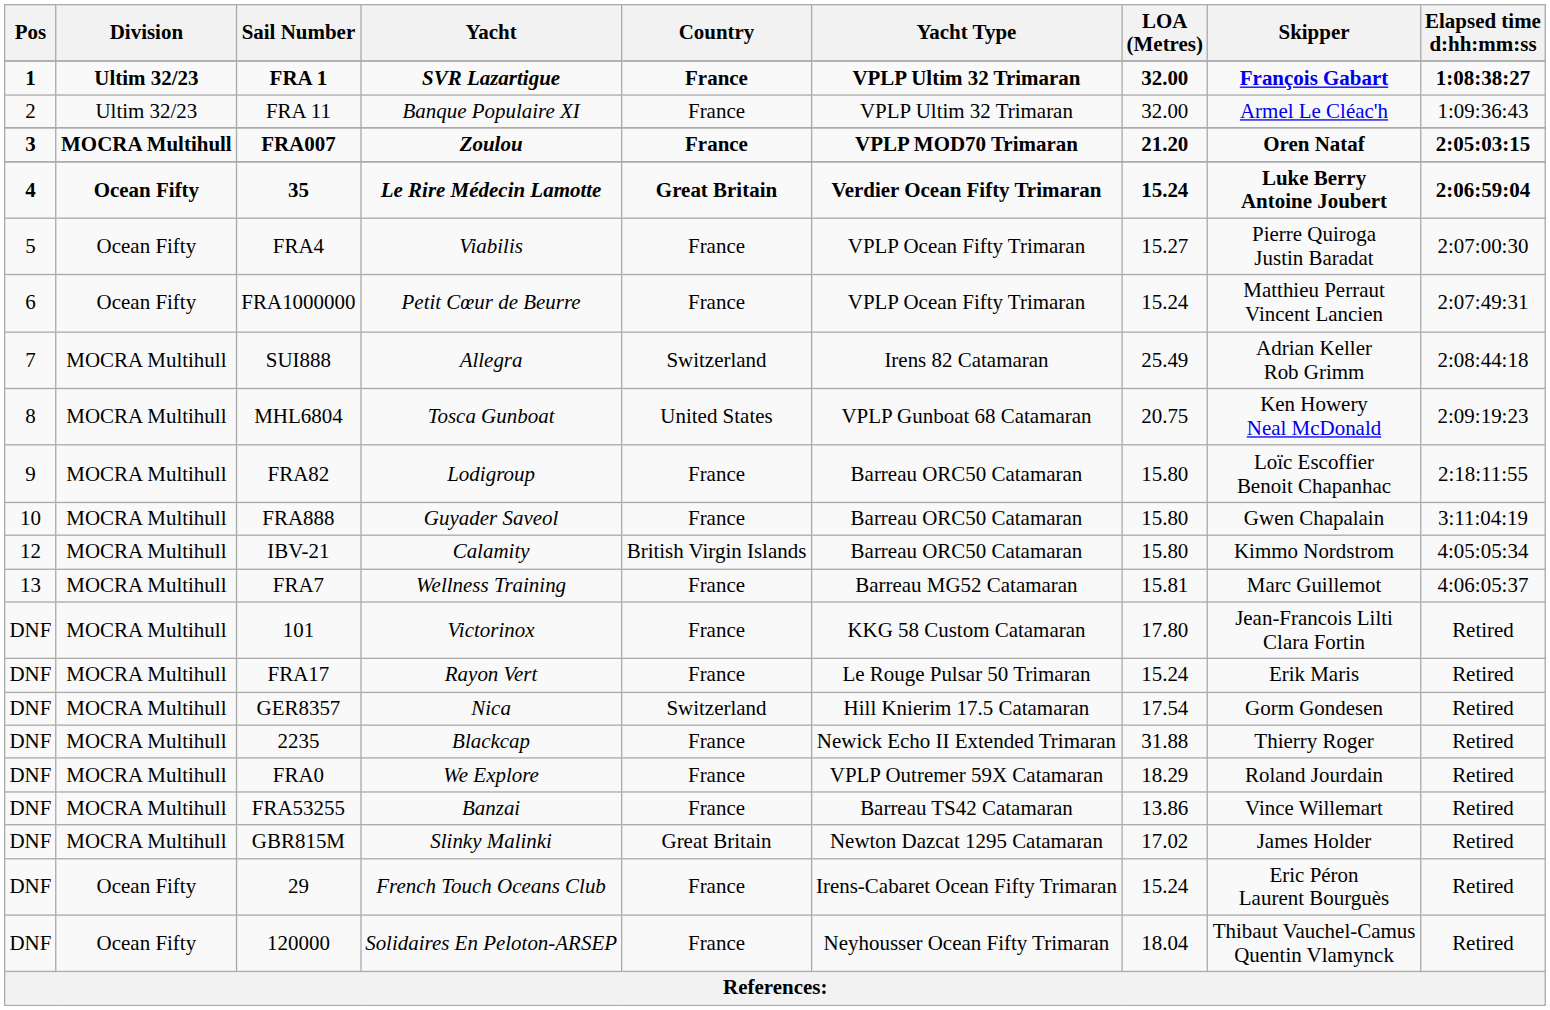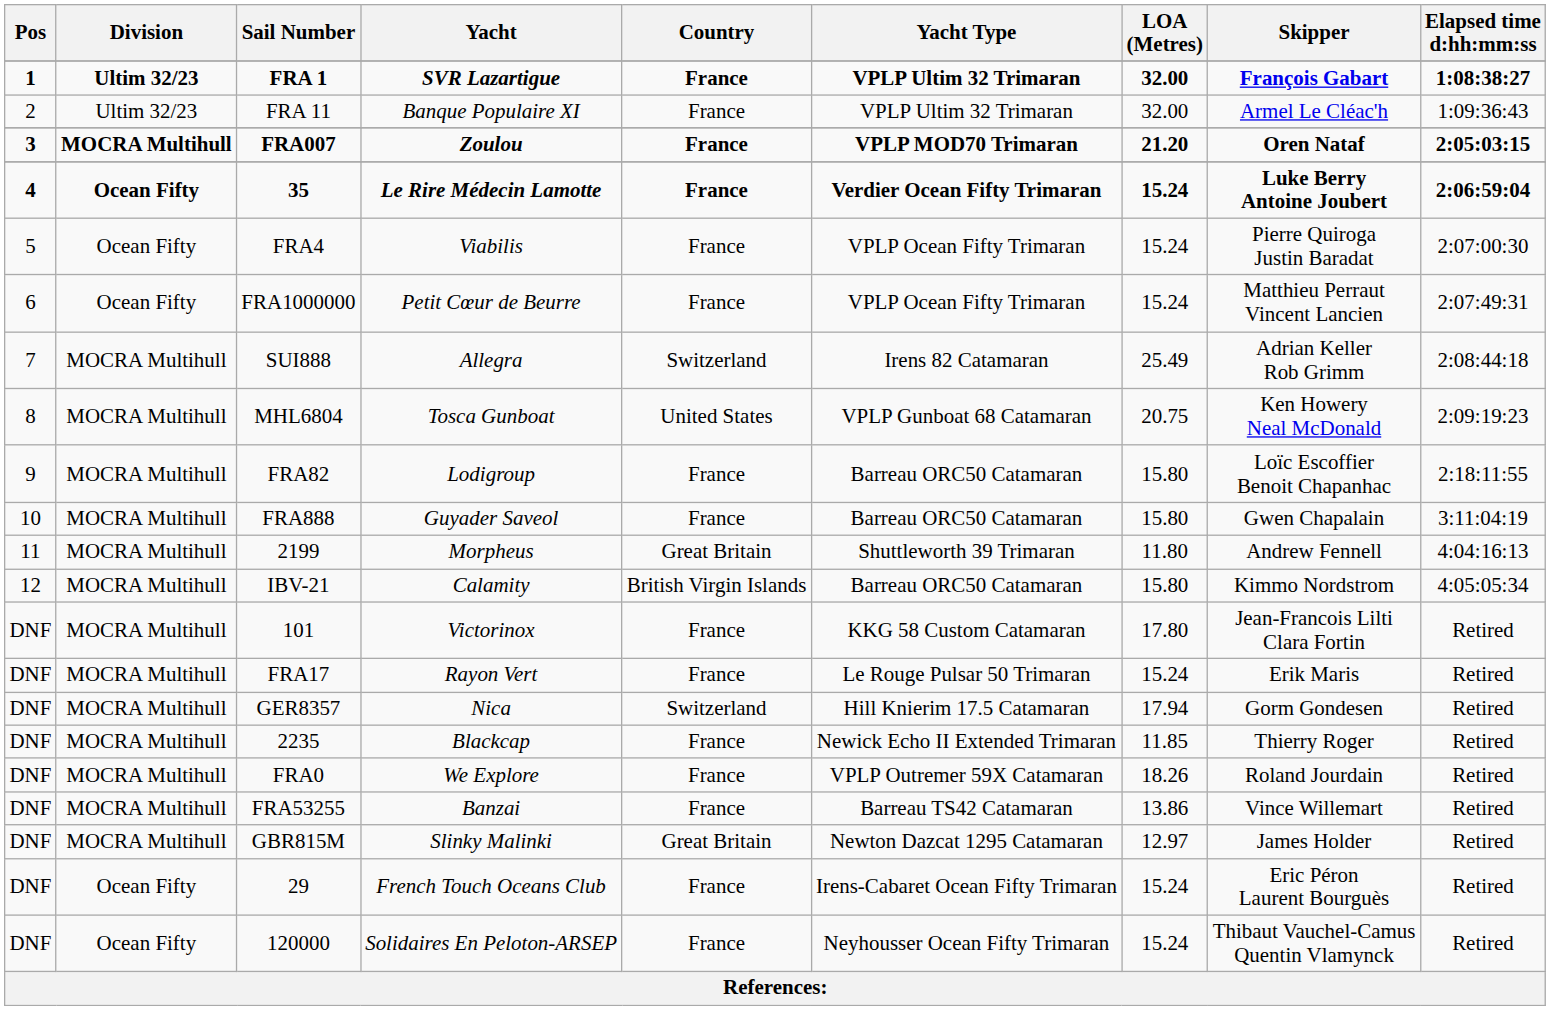(716, 189) Great Britain -> (716, 189) France
(1165, 246) 15.27 -> (1165, 246) 15.24
+ row: (298, 551)
- row: (298, 585)
(1165, 708) 17.54 -> (1165, 708) 17.94
(1165, 741) 31.88 -> (1165, 741) 11.85
(1165, 774) 18.29 -> (1165, 774) 18.26
(1165, 841) 17.02 -> (1165, 841) 12.97
(1165, 943) 18.04 -> (1165, 943) 15.24
